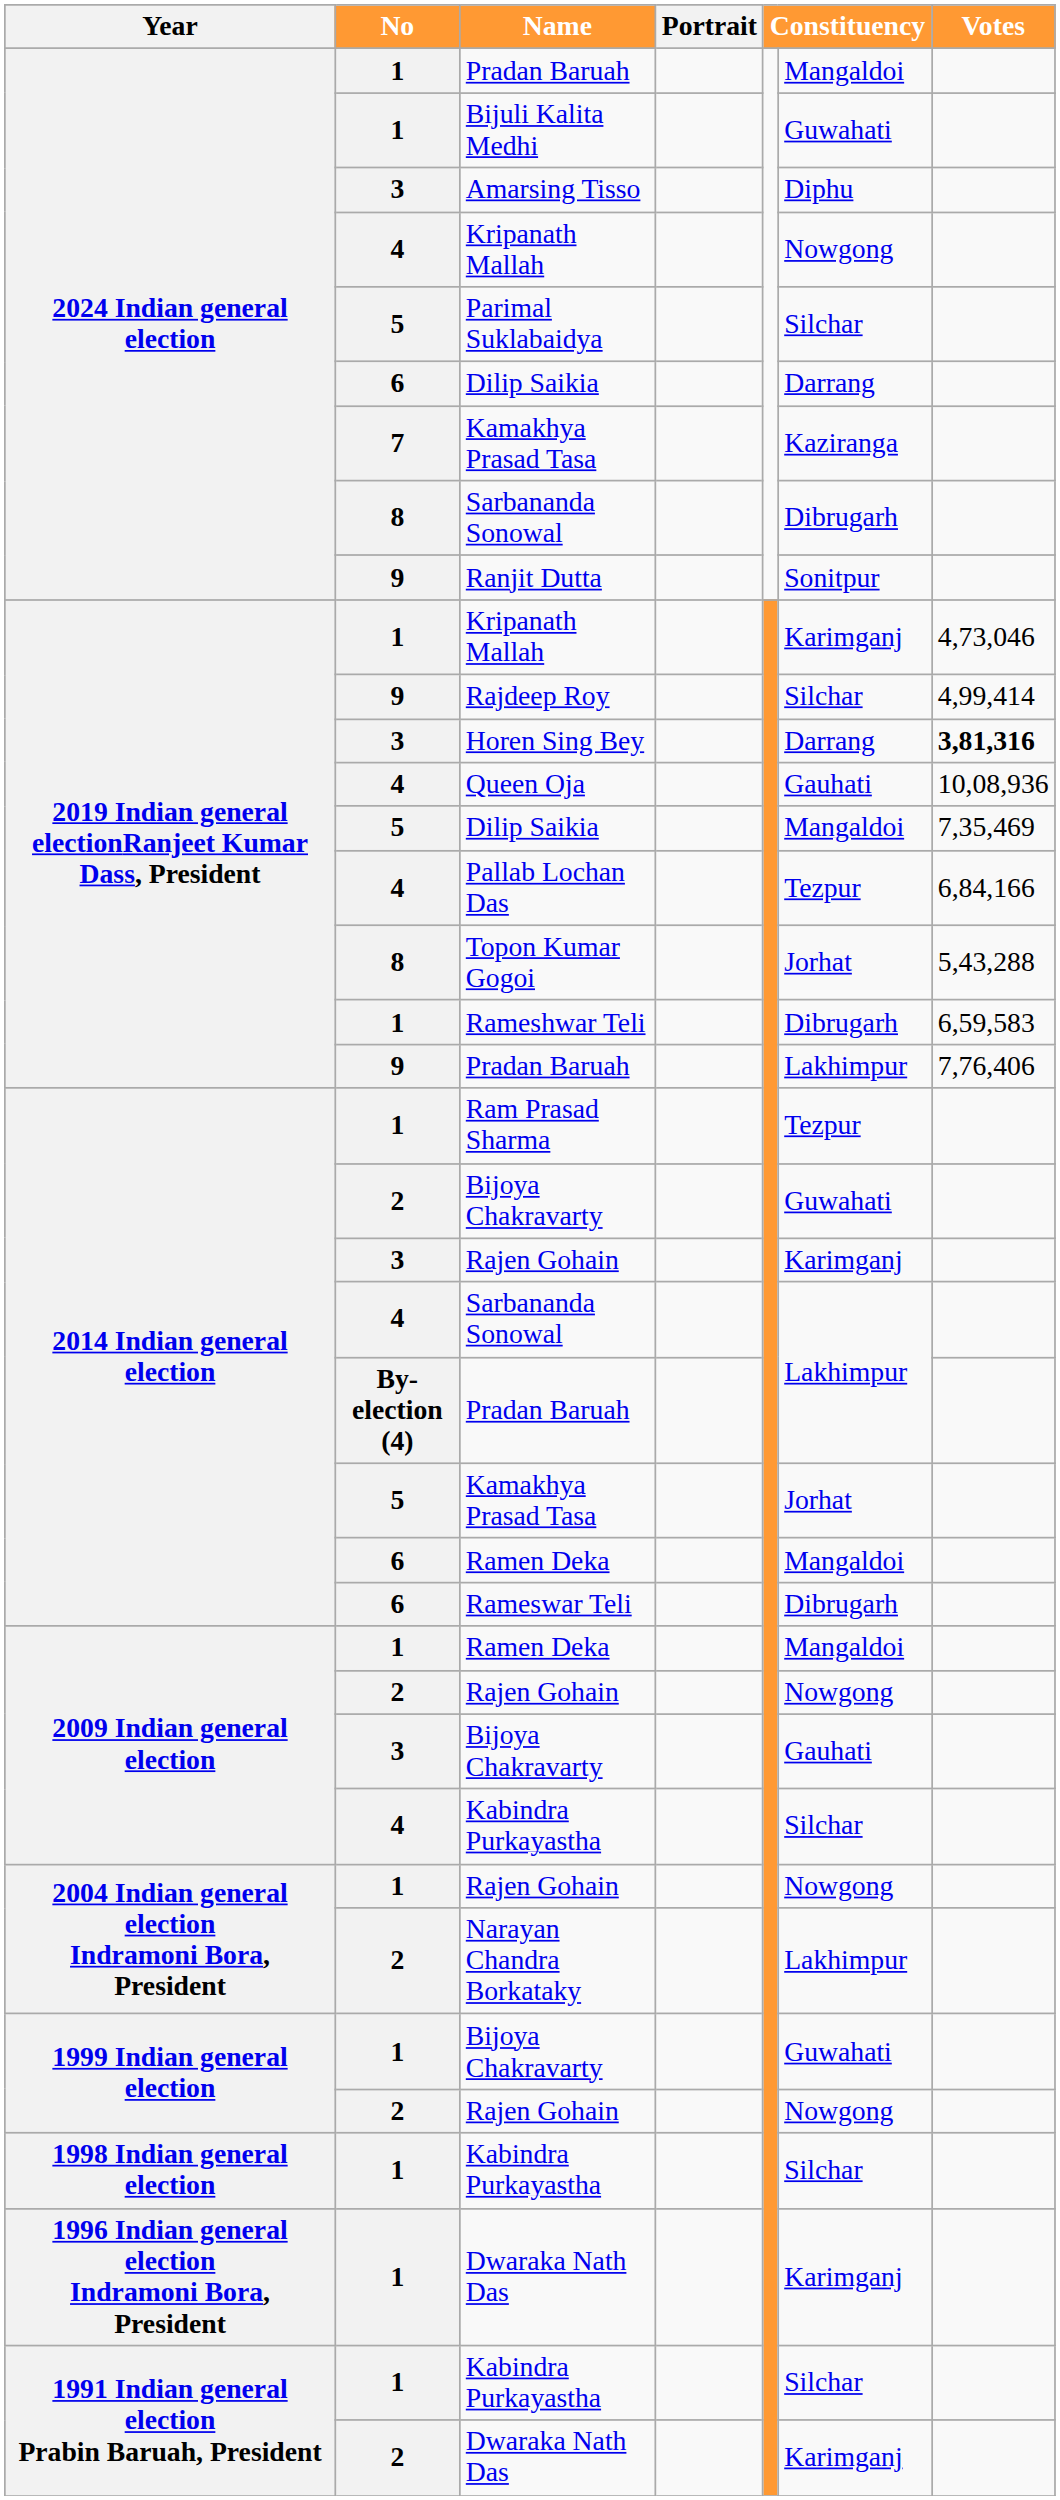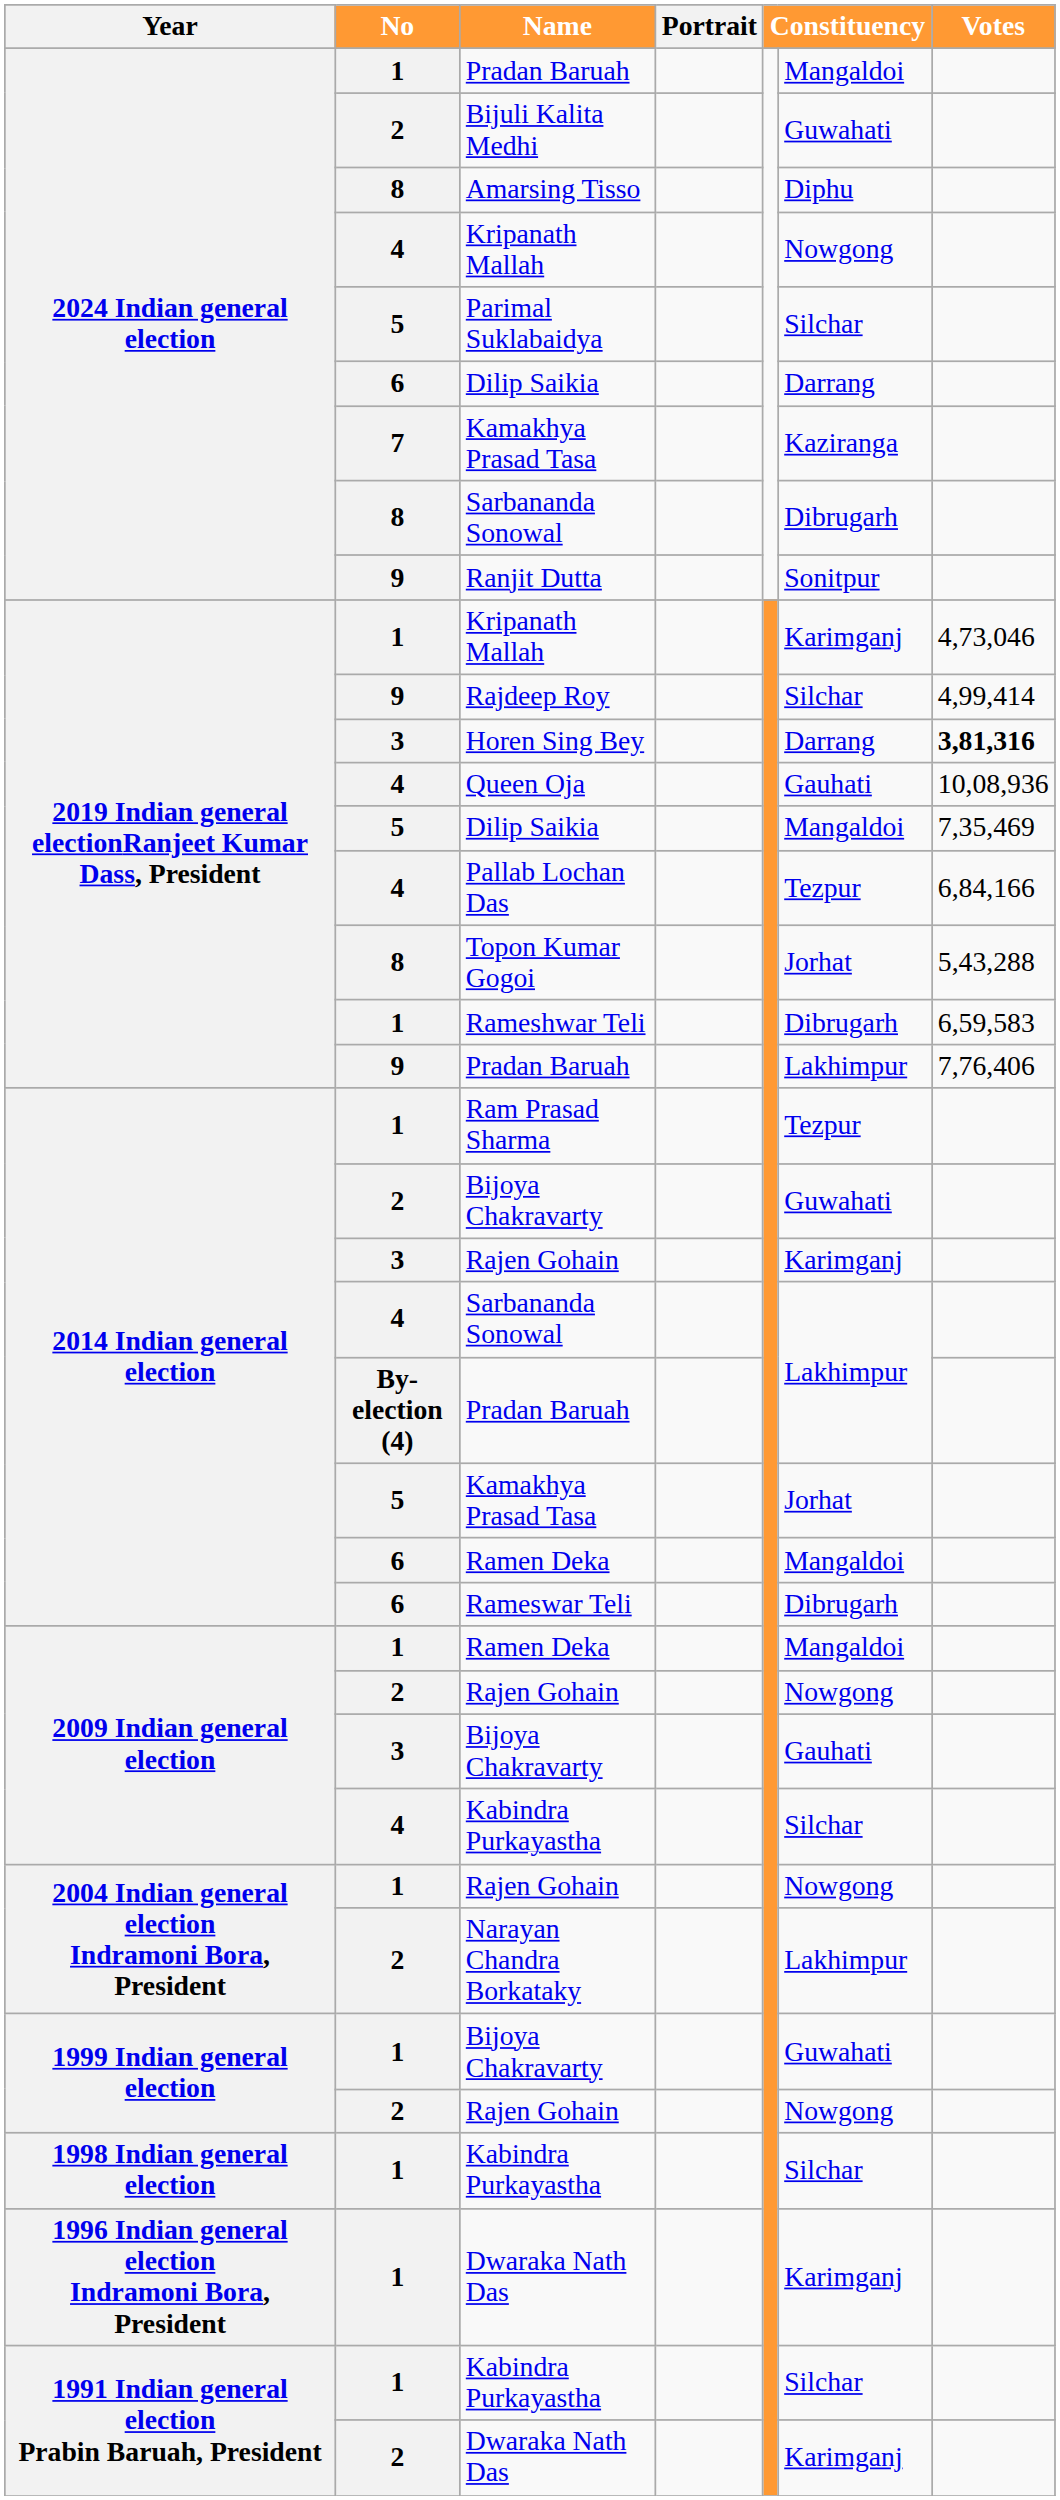(397, 129) 1 -> (397, 129) 2
(397, 189) 3 -> (397, 189) 8
